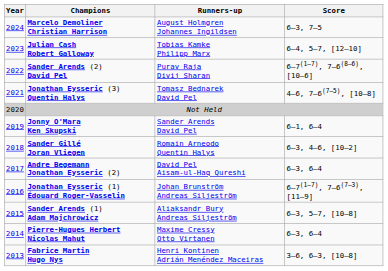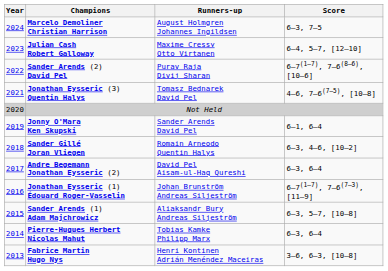(184, 48) Tobias Kamke Philipp Marx -> (186, 48) Maxime Cressy Otto Virtanen
(186, 234) Maxime Cressy Otto Virtanen -> (184, 234) Tobias Kamke Philipp Marx
